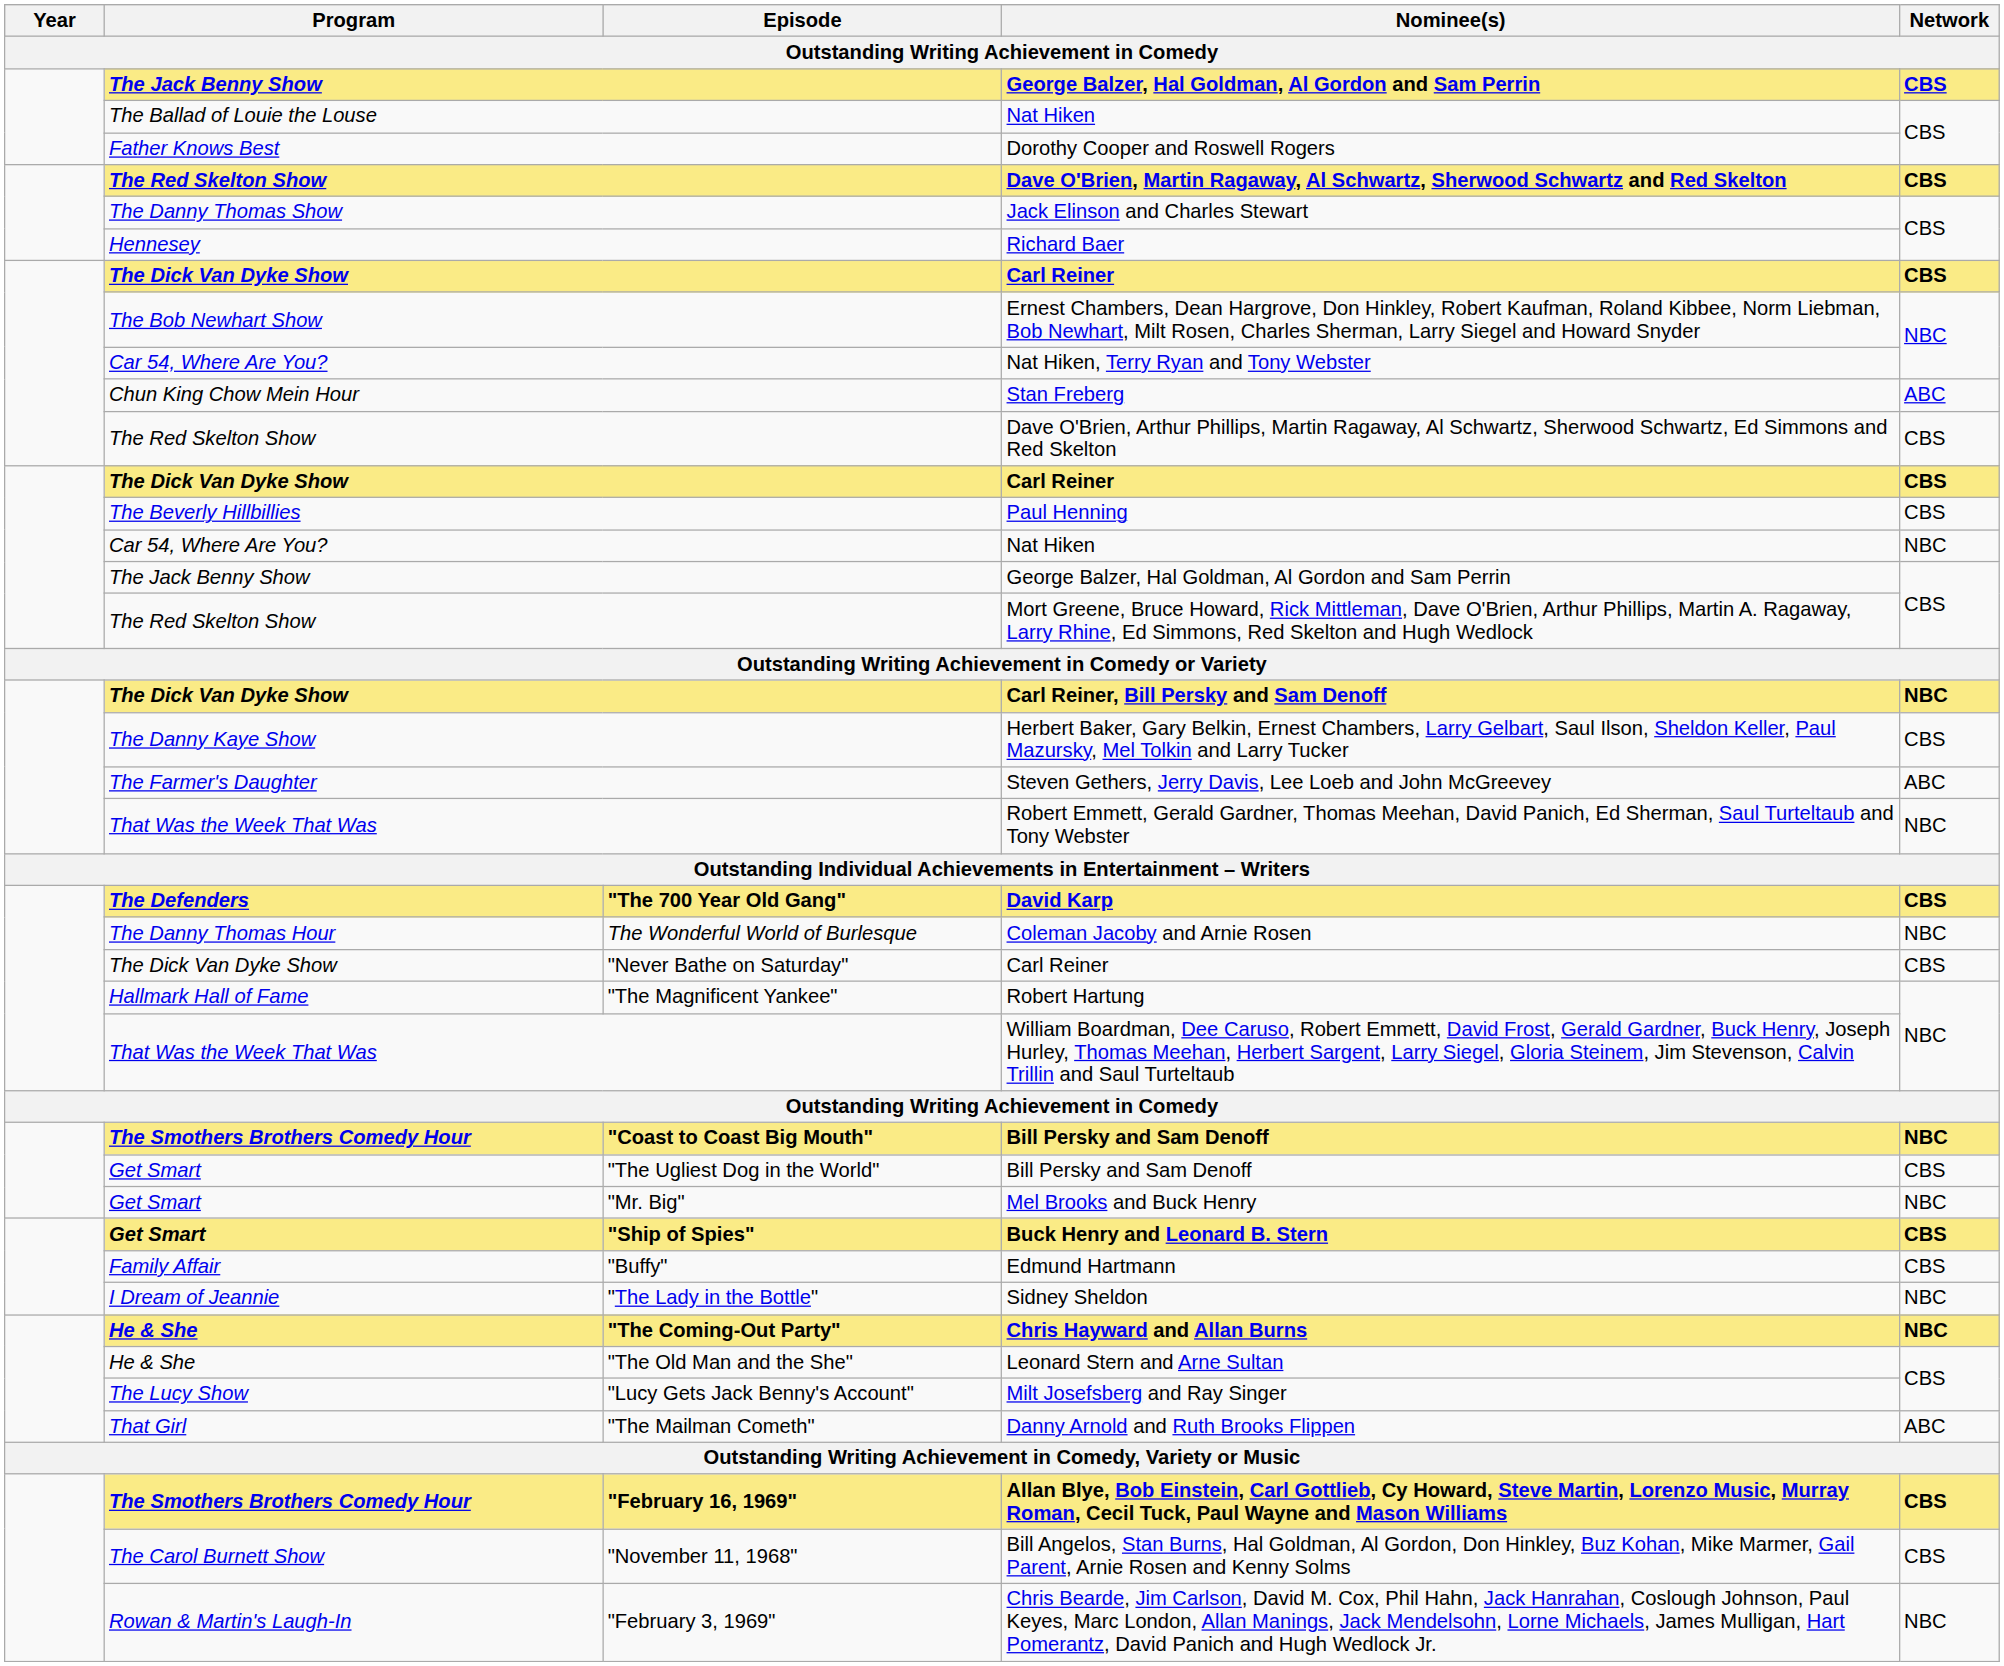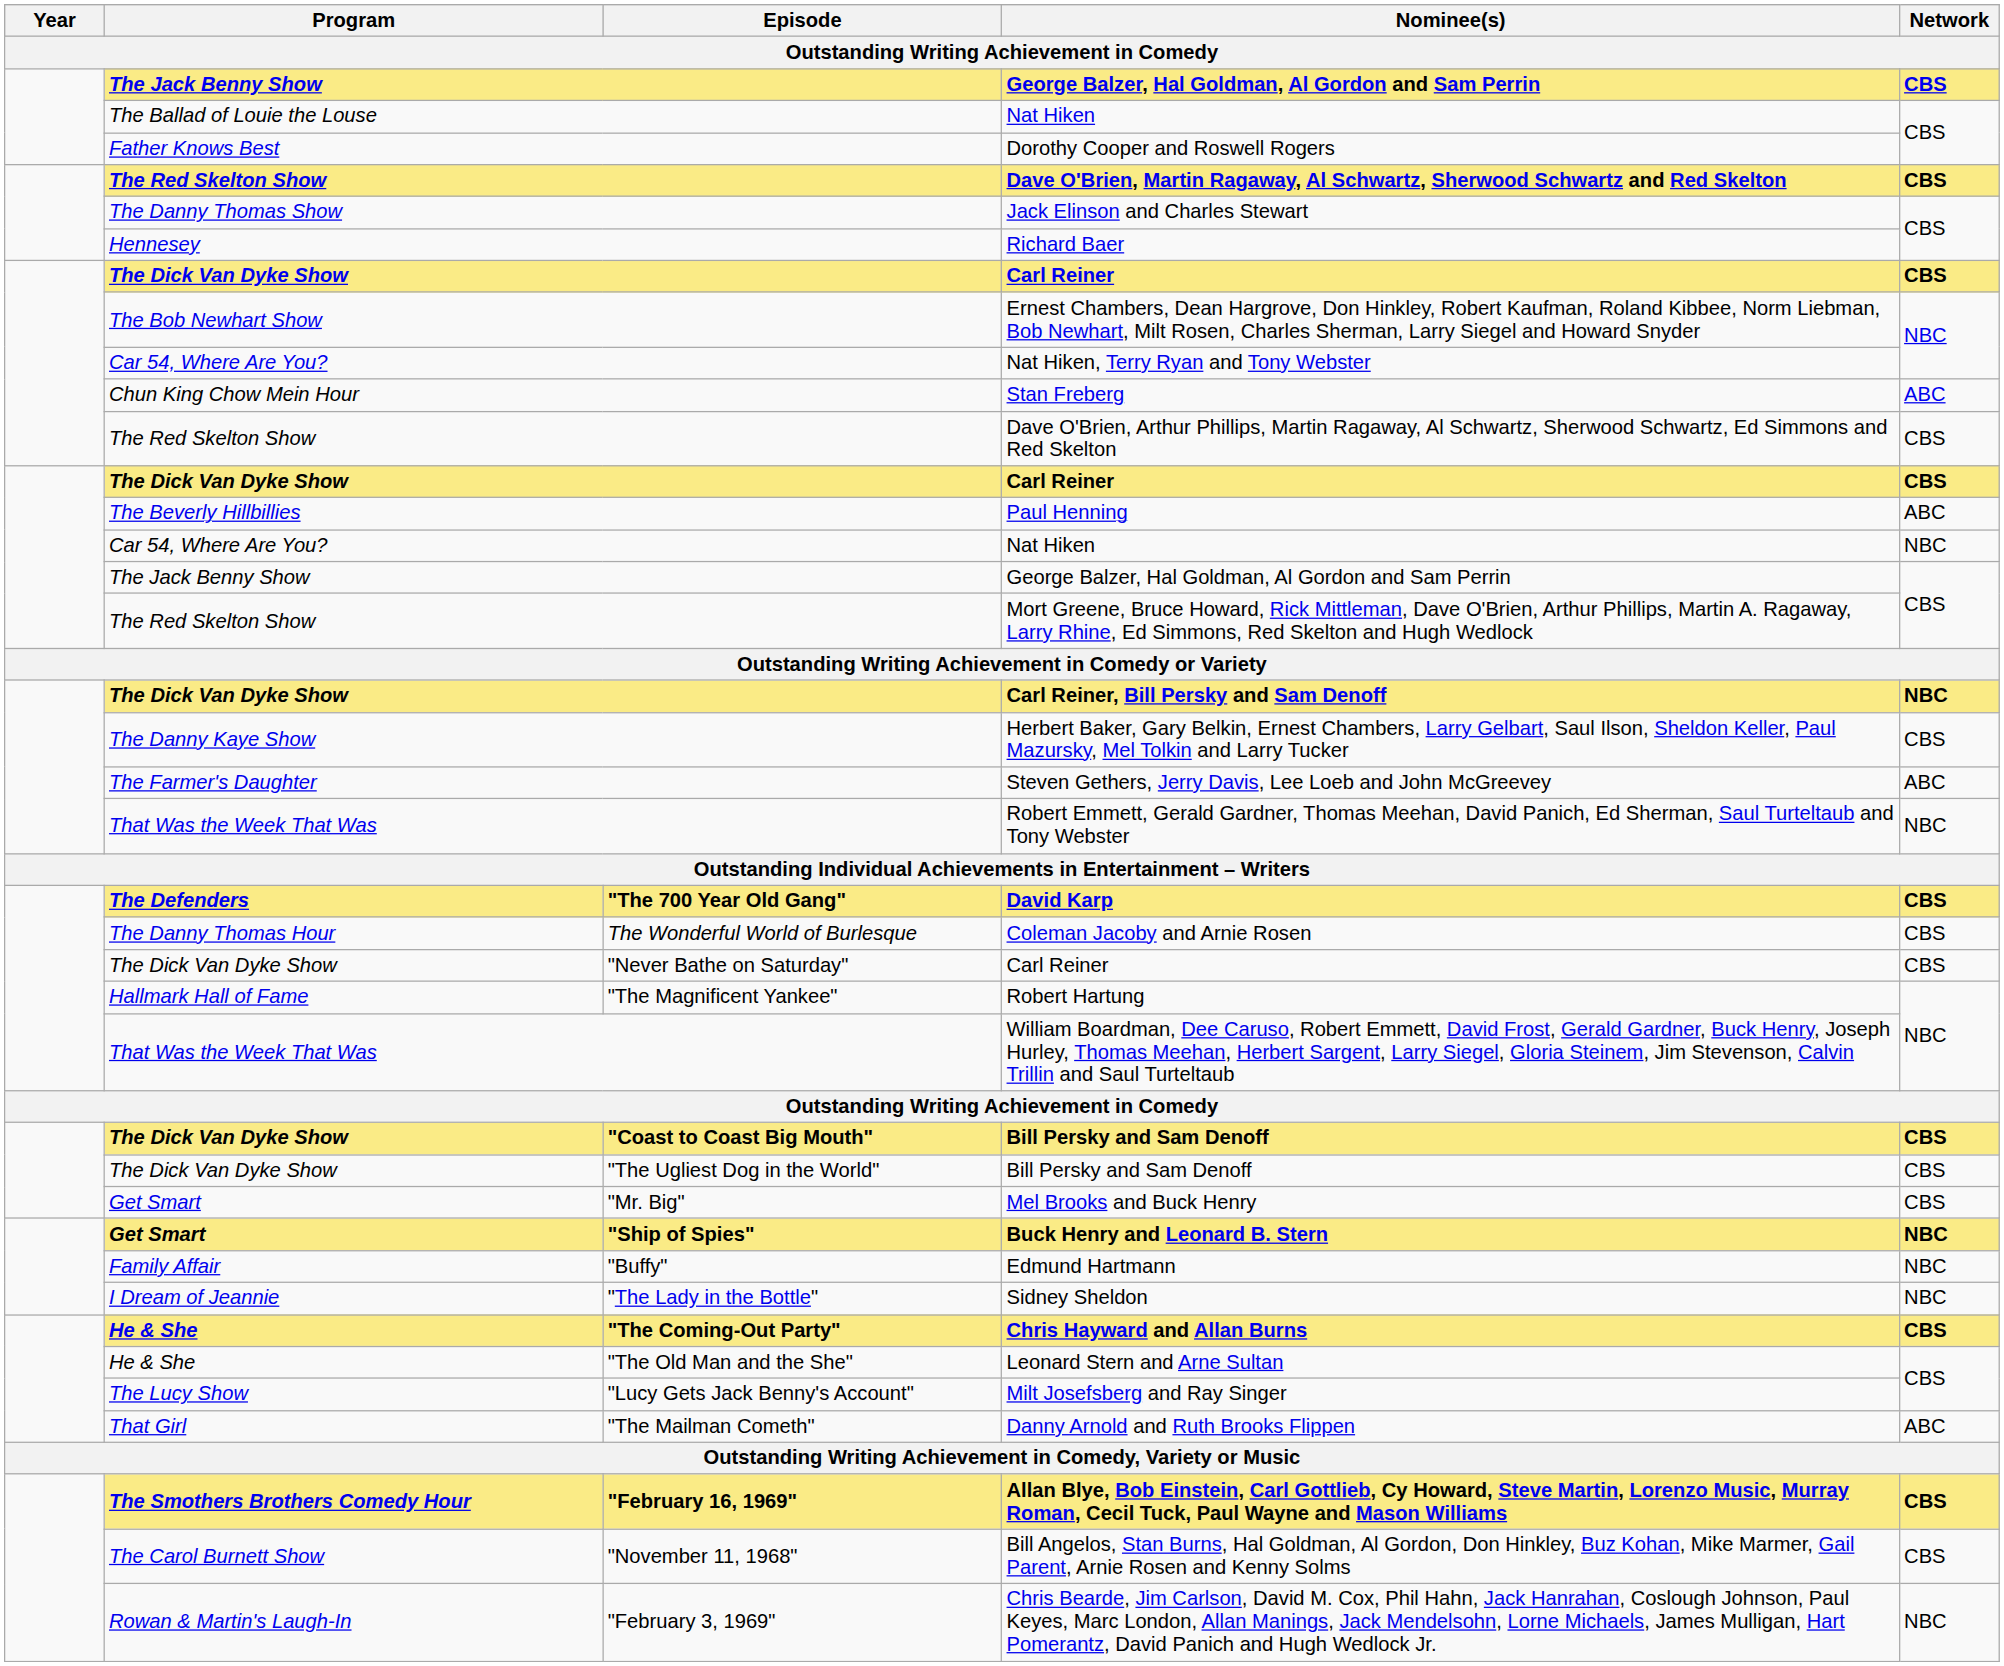(1925, 513) CBS -> (1925, 513) ABC
(1925, 933) NBC -> (1925, 933) CBS
(290, 1138) The Smothers Brothers Comedy Hour -> (228, 1138) The Dick Van Dyke Show
(1926, 1138) NBC -> (1925, 1138) CBS
(155, 1170) Get Smart -> (223, 1170) The Dick Van Dyke Show
(1925, 1202) NBC -> (1925, 1202) CBS
(1925, 1234) CBS -> (1926, 1234) NBC
(1925, 1266) CBS -> (1925, 1266) NBC
(1926, 1330) NBC -> (1925, 1330) CBS
